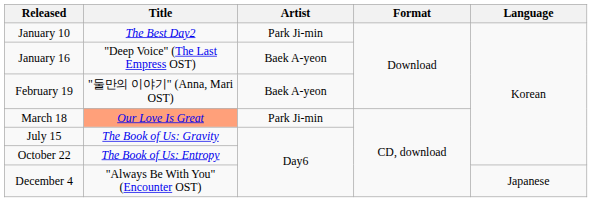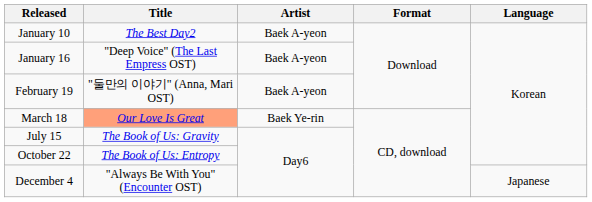(296, 32) Park Ji-min -> (296, 32) Baek A-yeon
(296, 117) Park Ji-min -> (296, 117) Baek Ye-rin
